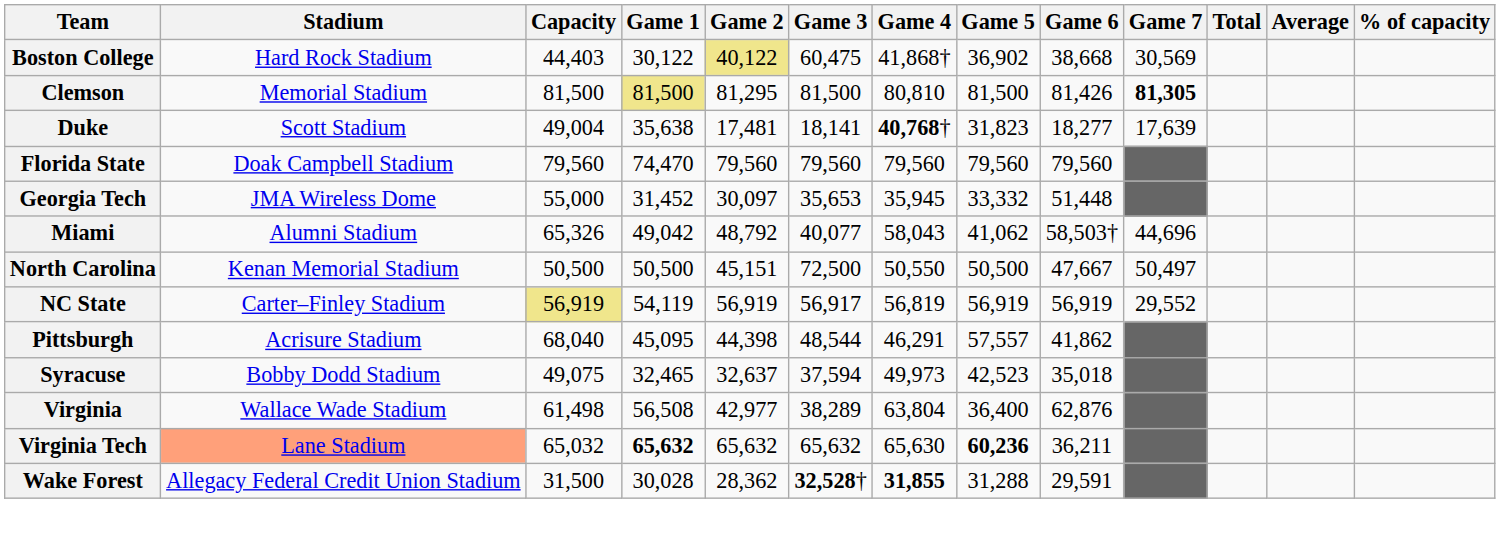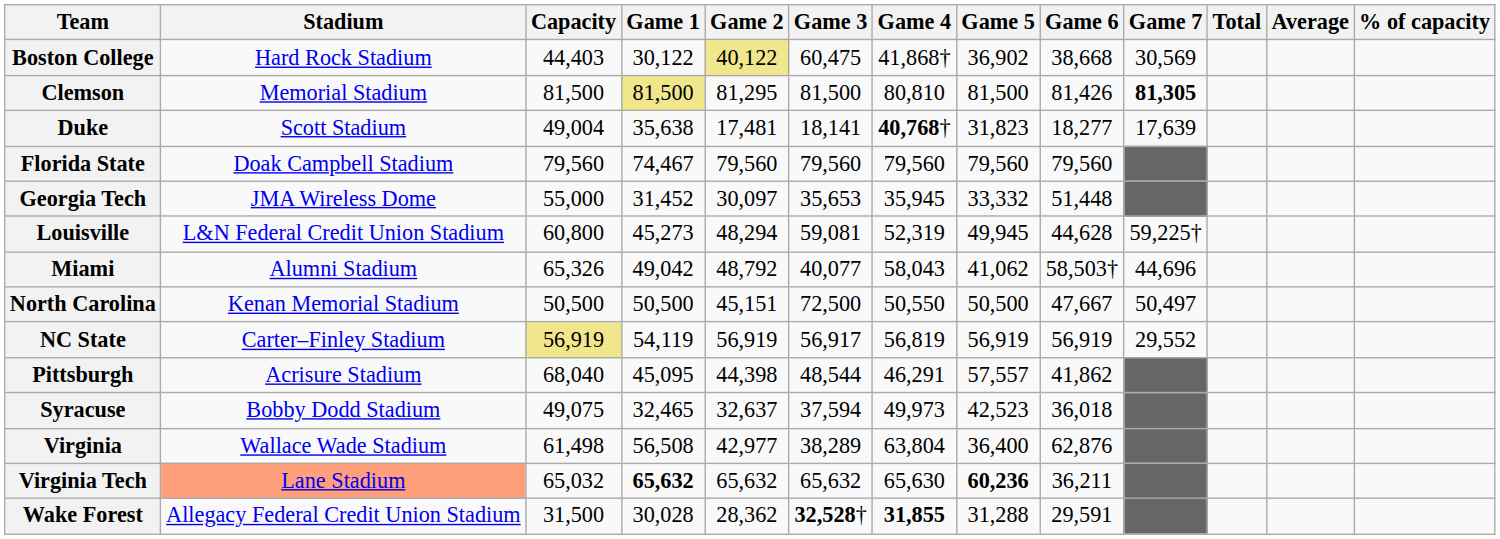(663, 163) 74,470 -> (663, 163) 74,467
+ row: (83, 233)
(1082, 374) 35,018 -> (1082, 410) 36,018
